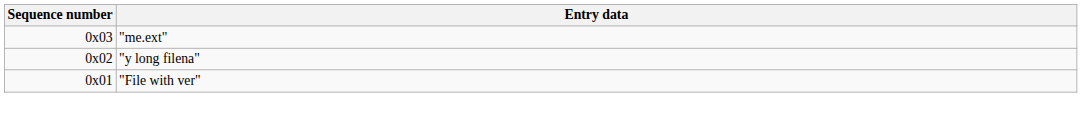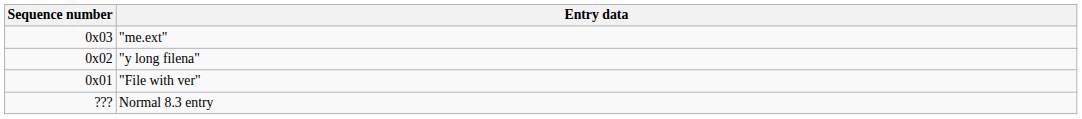+ row: (166, 102)
